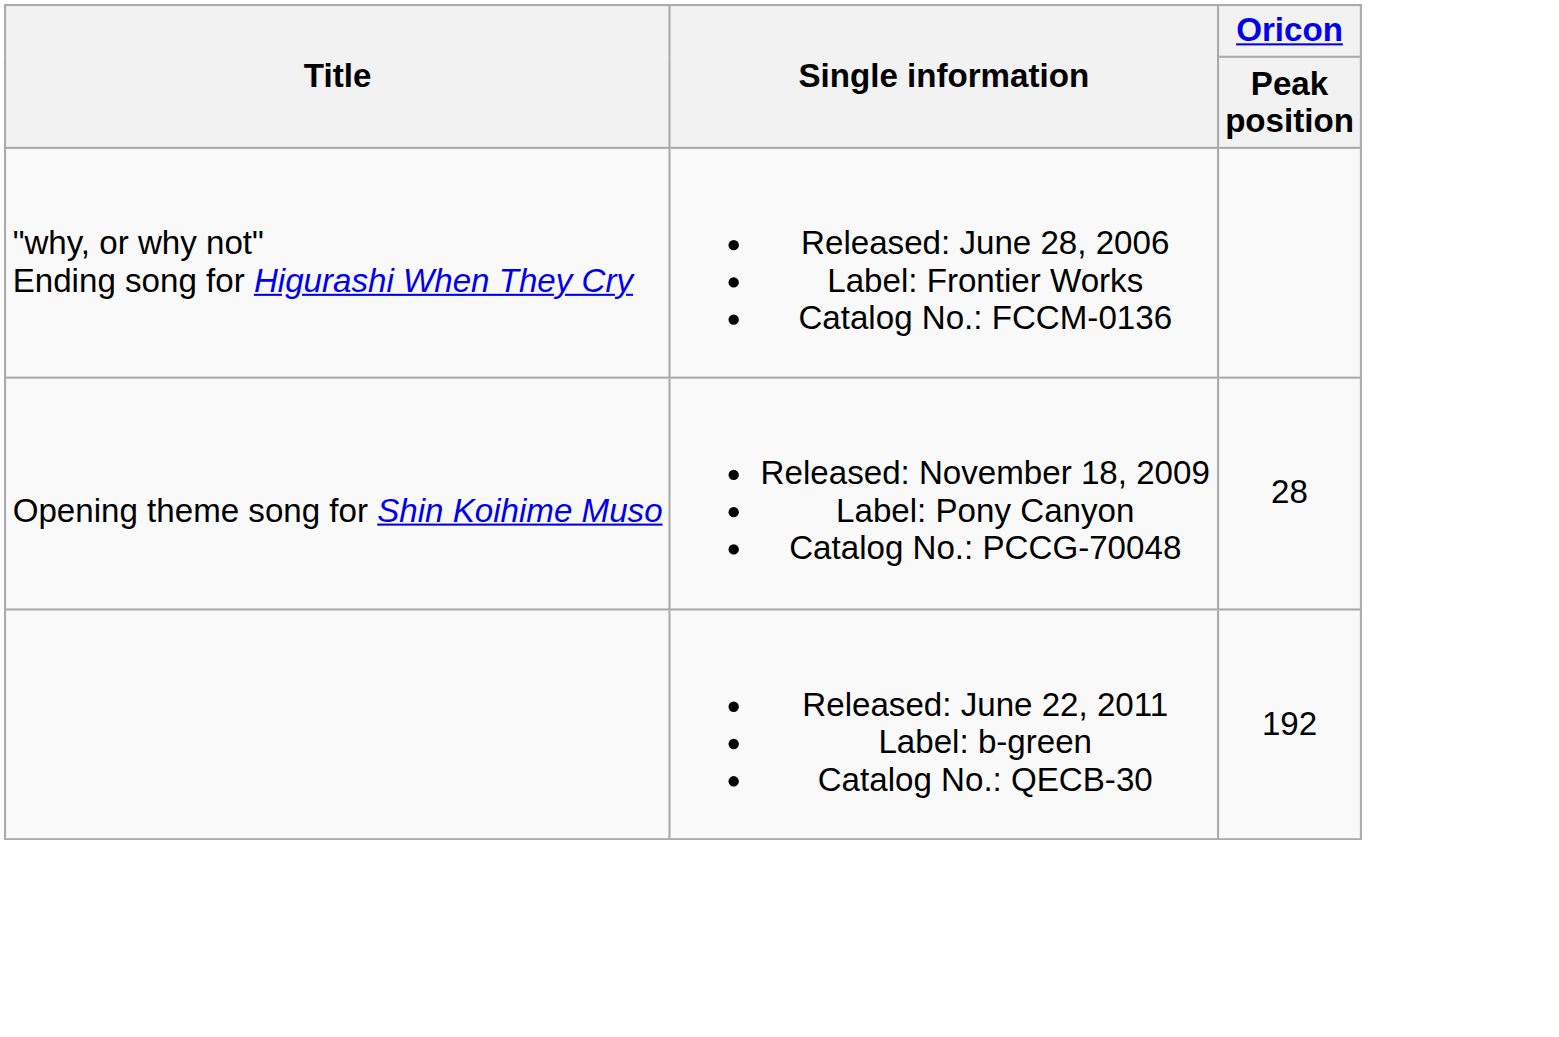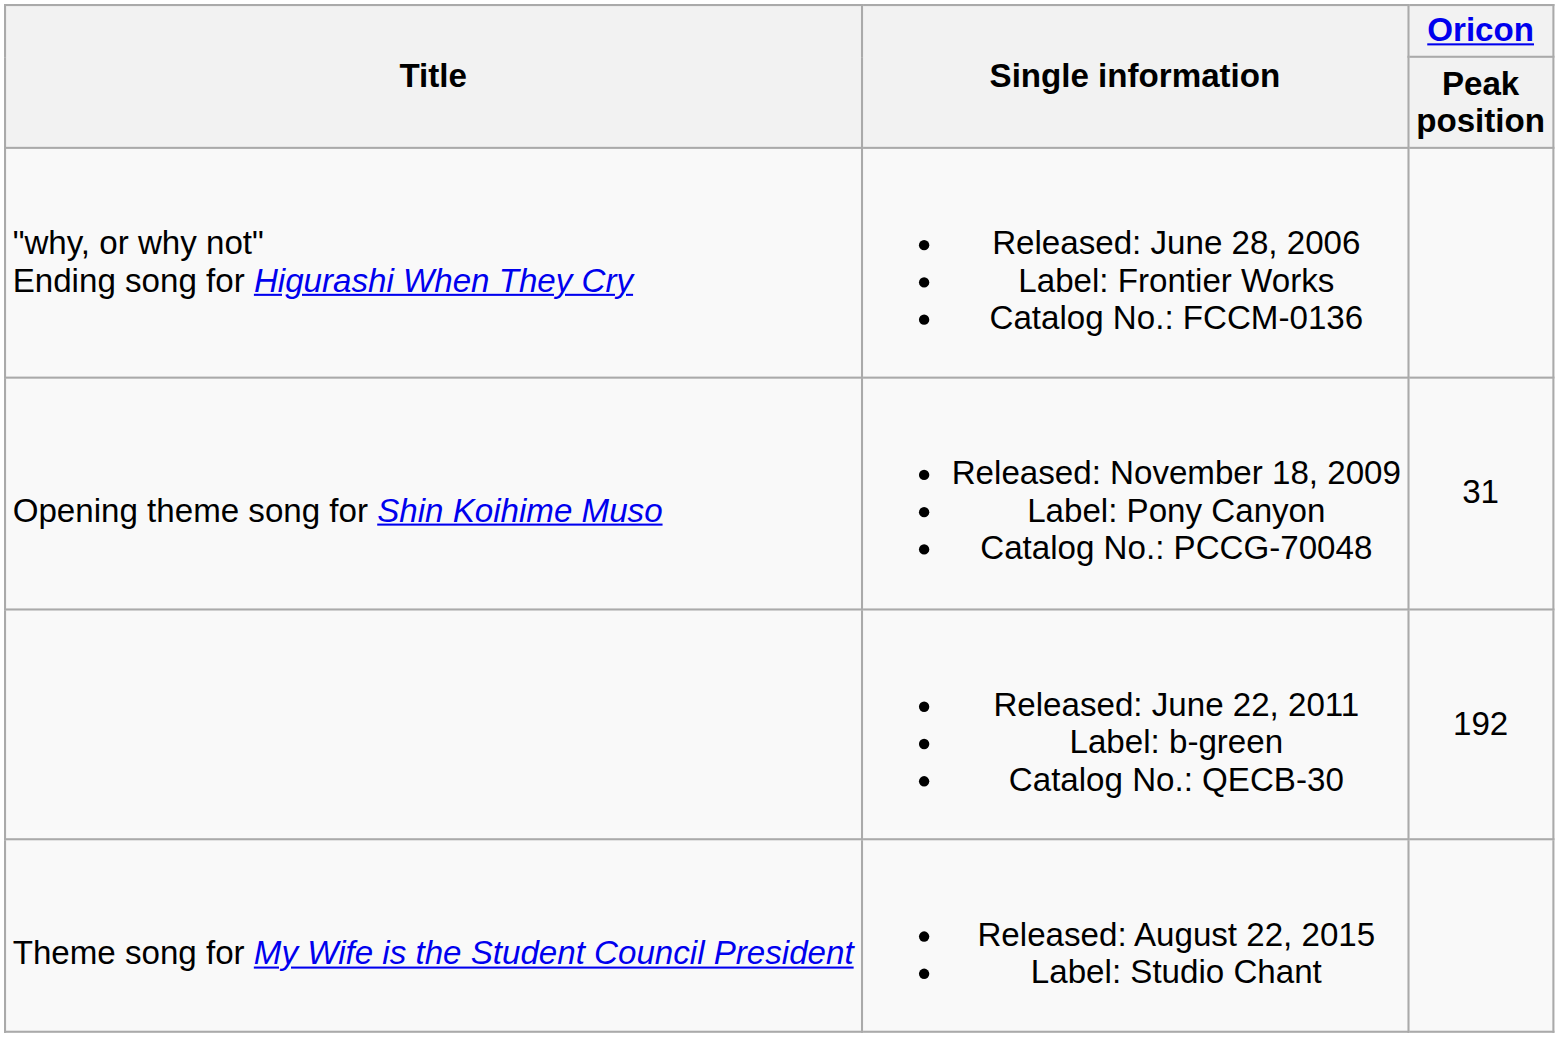(1290, 492) 28 -> (1481, 492) 31
+ row: (433, 953)
